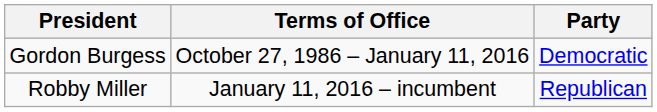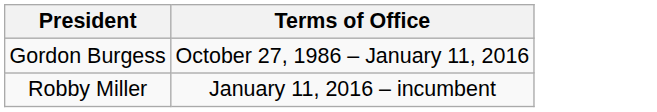- column: (593, 21)
